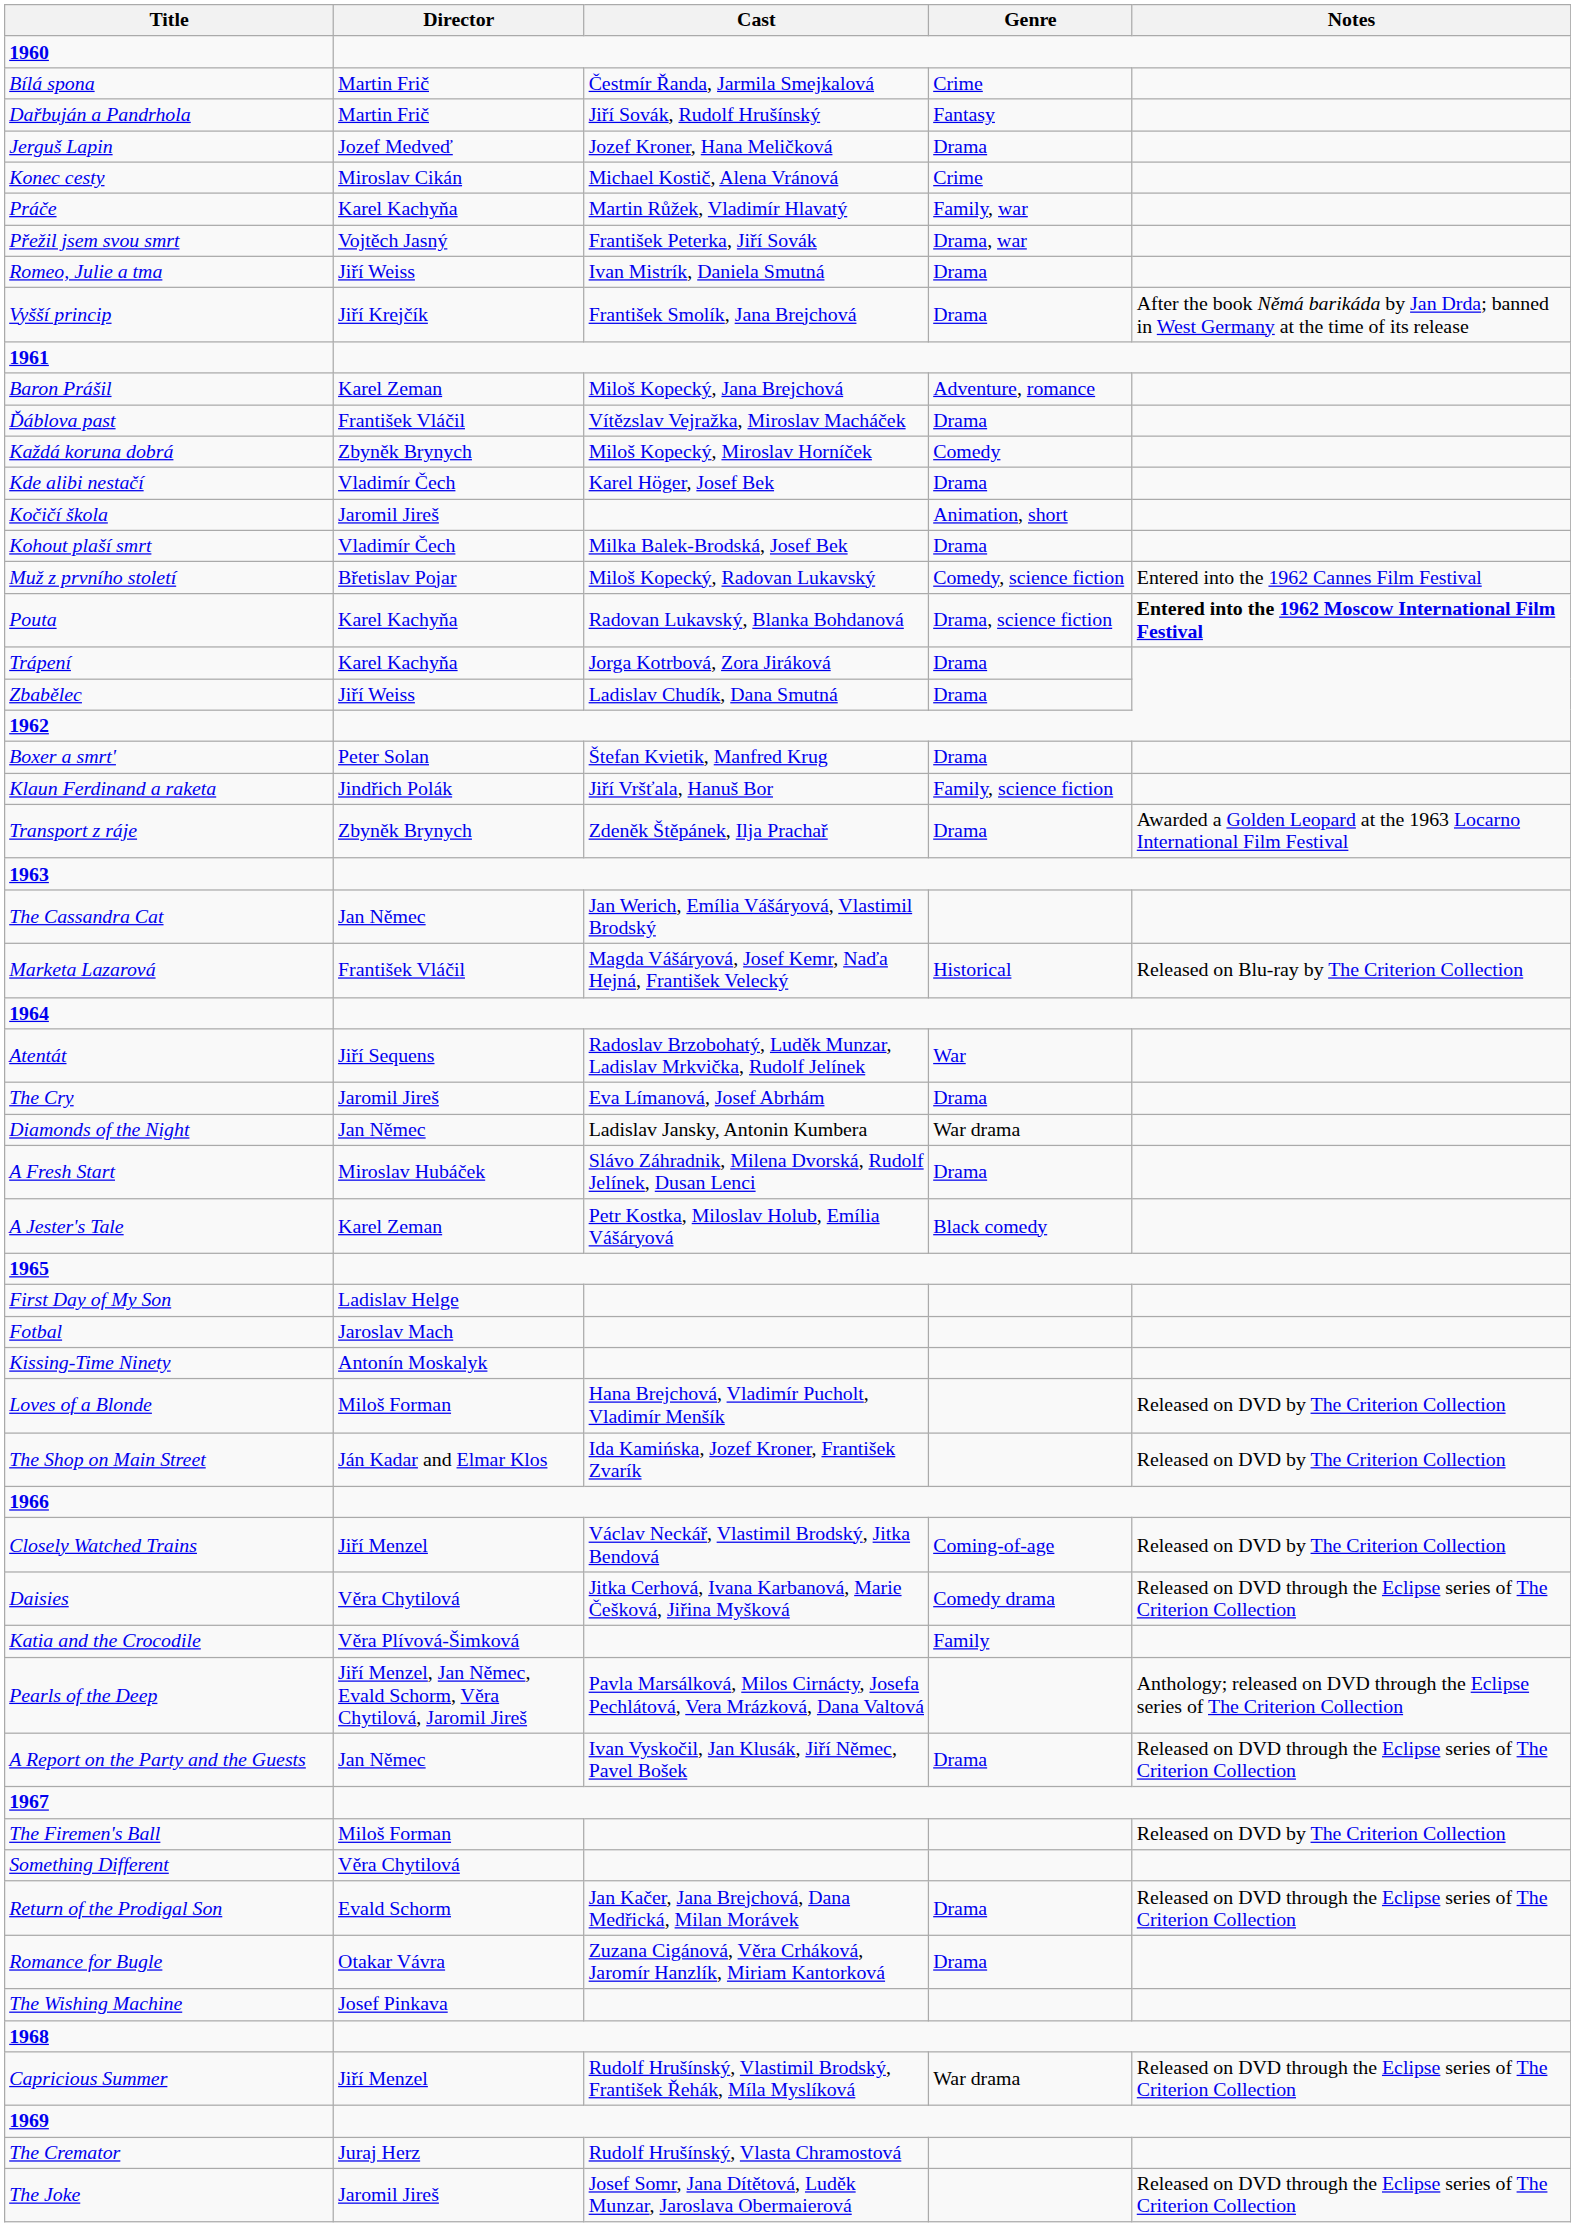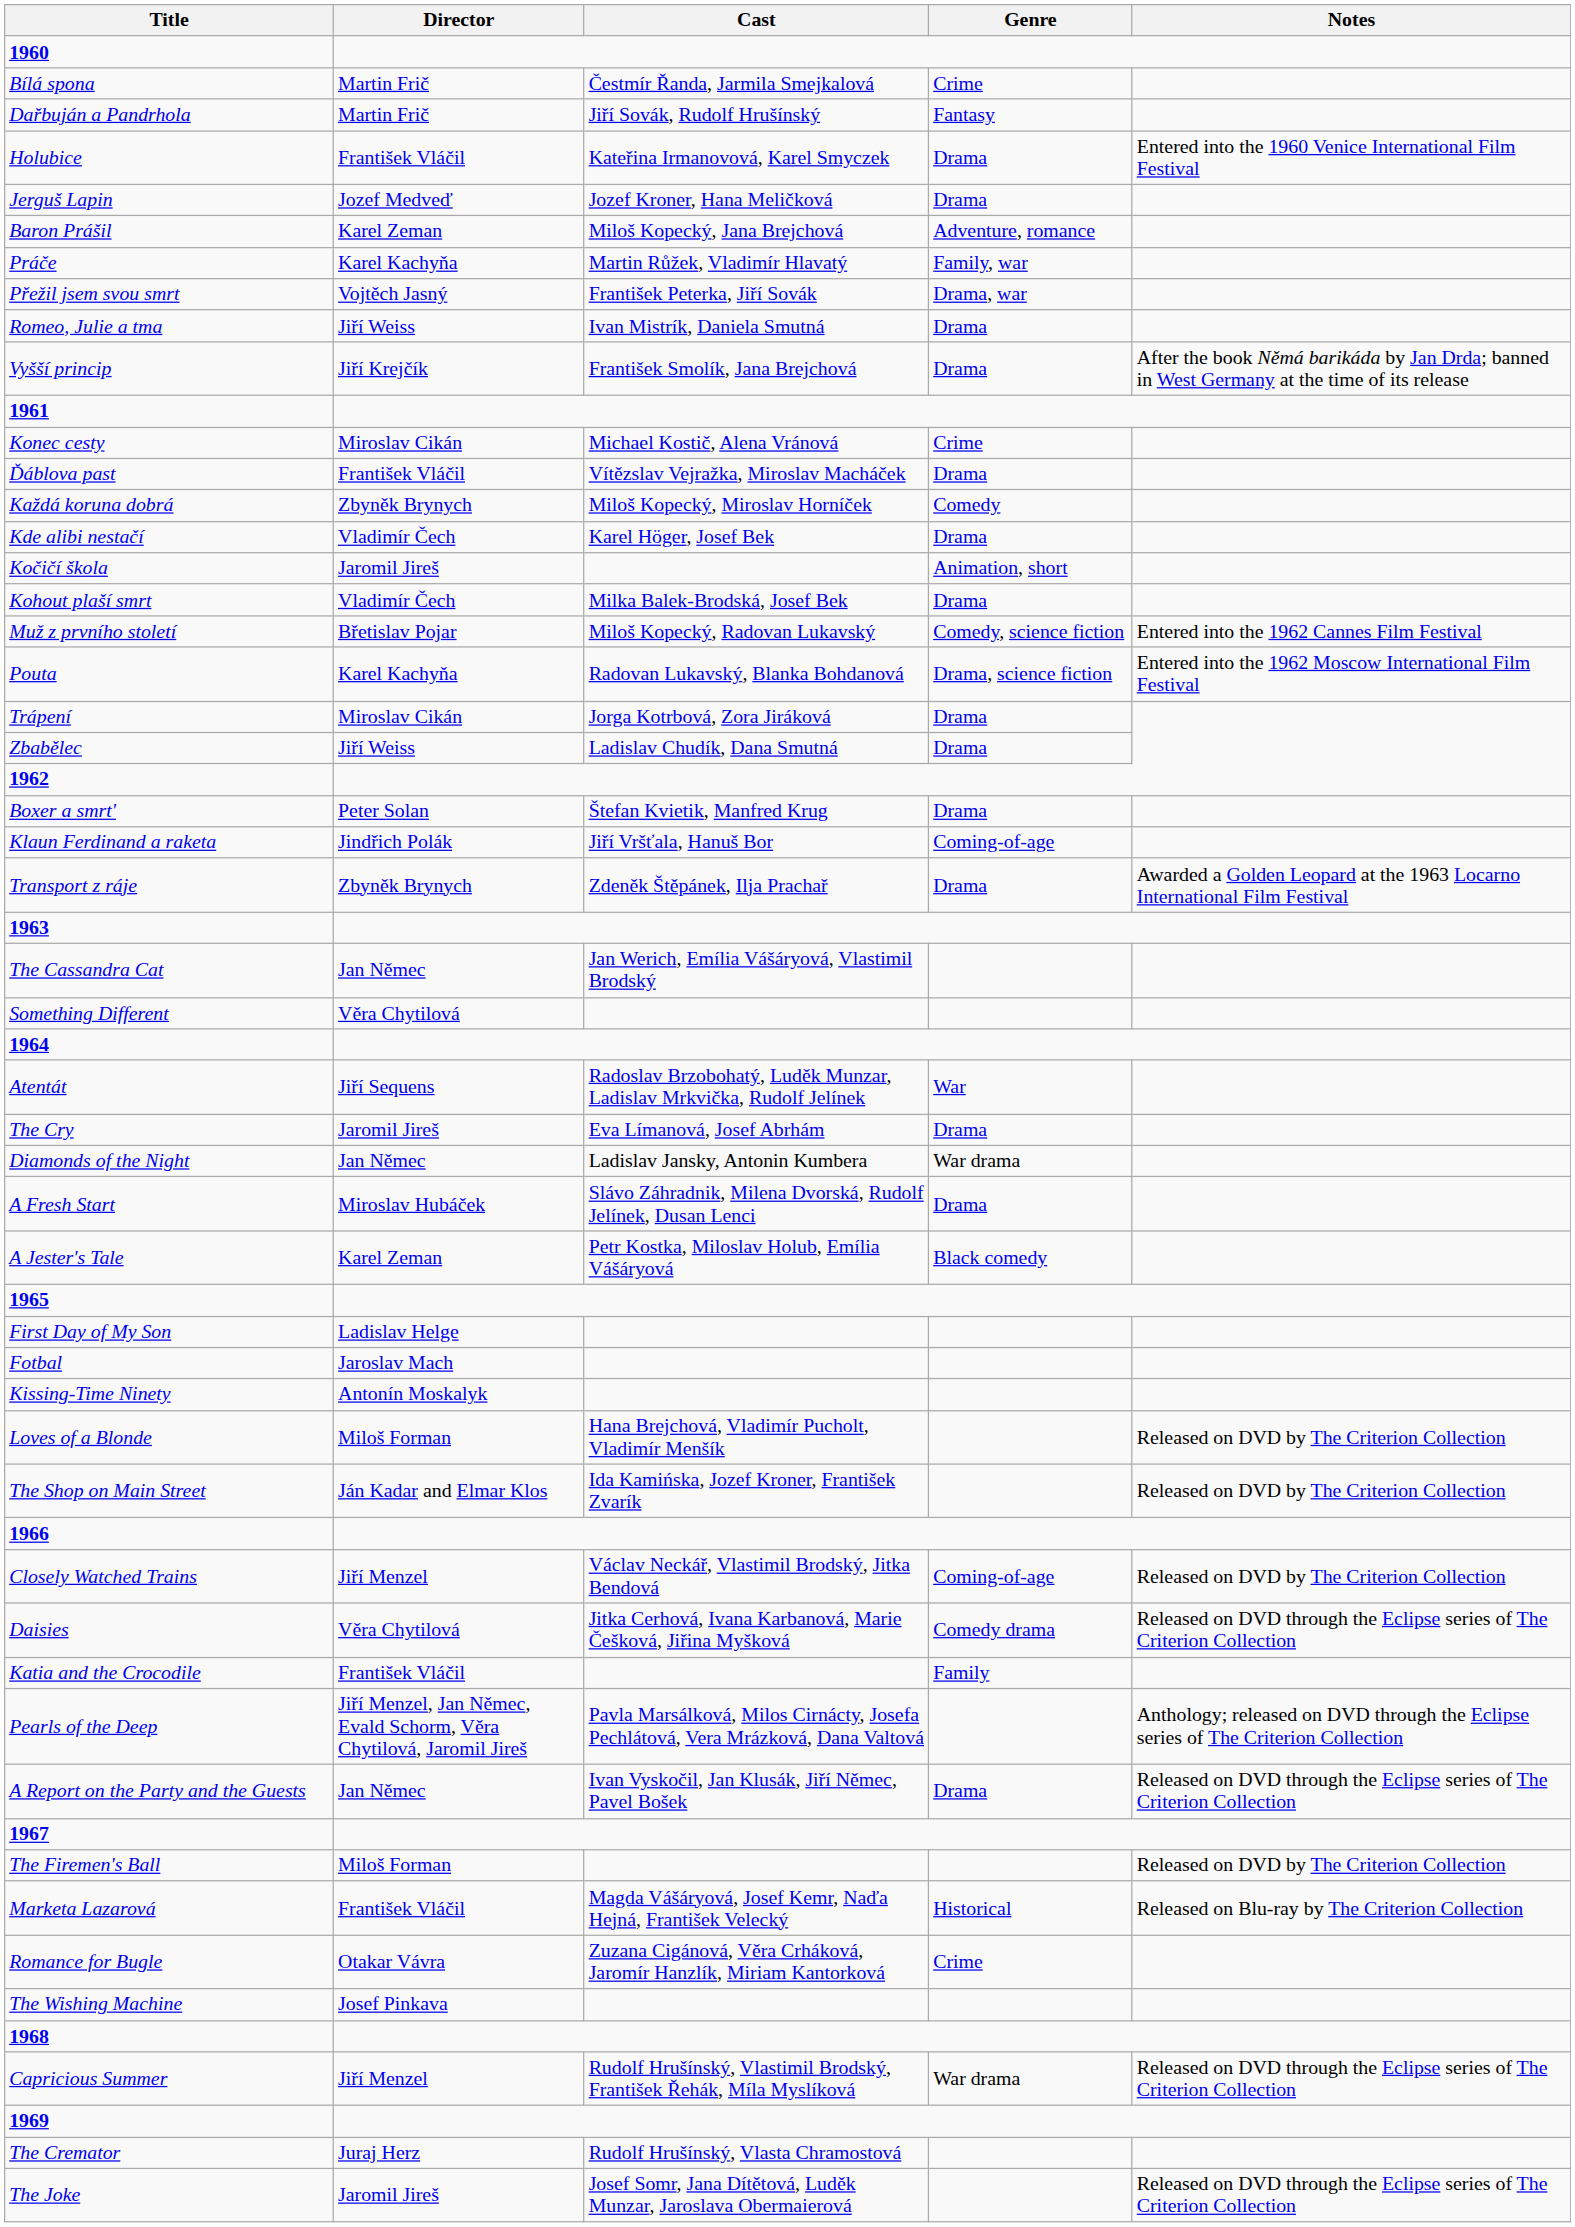+ row: (46, 157)
rows swapped: (57, 177) <-> (60, 388)
(1346, 620) bold -> (1333, 673) normal
(398, 662) Karel Kachyňa -> (400, 716) Miroslav Cikán
(1023, 788) Family, science fiction -> (994, 842) Coming-of-age
rows swapped: (89, 1865) <-> (82, 970)
(429, 1641) Věra Plívová-Šimková -> (402, 1672) František Vláčil
- row: (116, 1907)
(960, 1961) Drama -> (958, 1961) Crime
